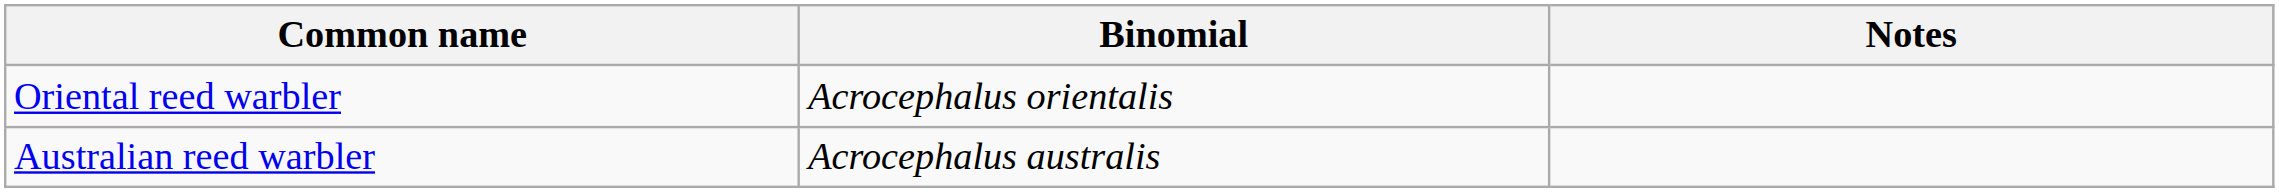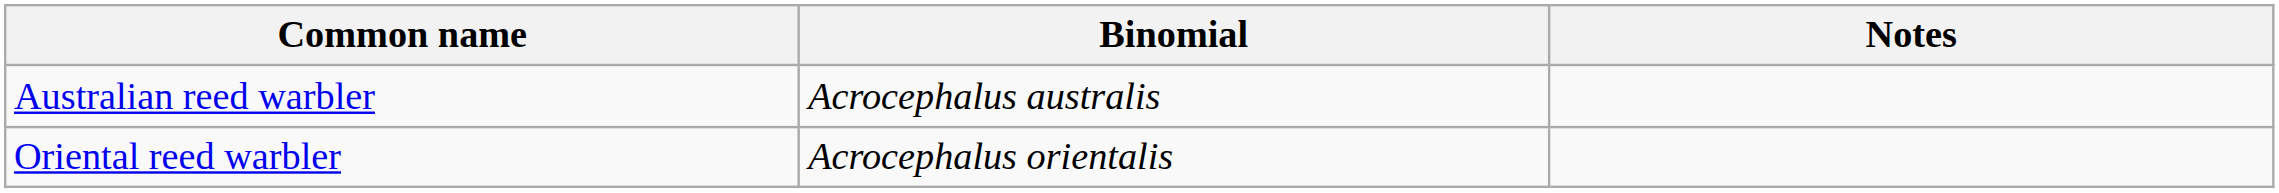rows swapped: (177, 95) <-> (195, 156)
